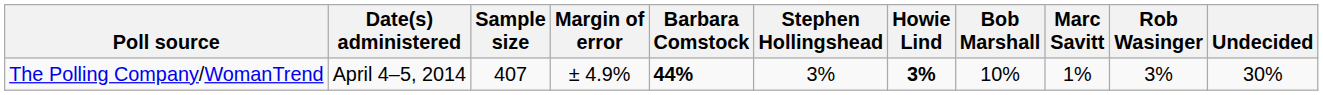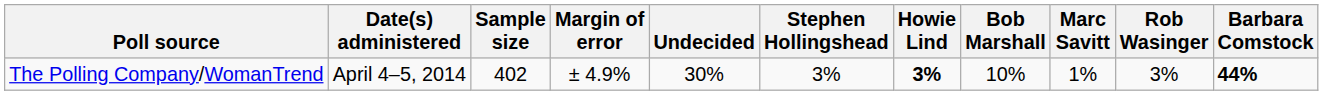columns swapped: (701, 31) <-> (1263, 42)
(511, 74) 407 -> (511, 74) 402
